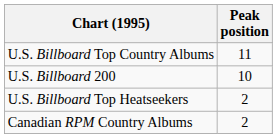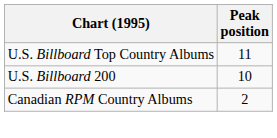- row: (98, 99)
